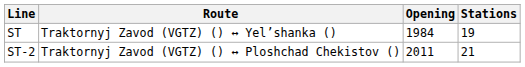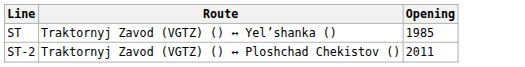- column: (489, 14)
(420, 33) 1984 -> (420, 33) 1985
